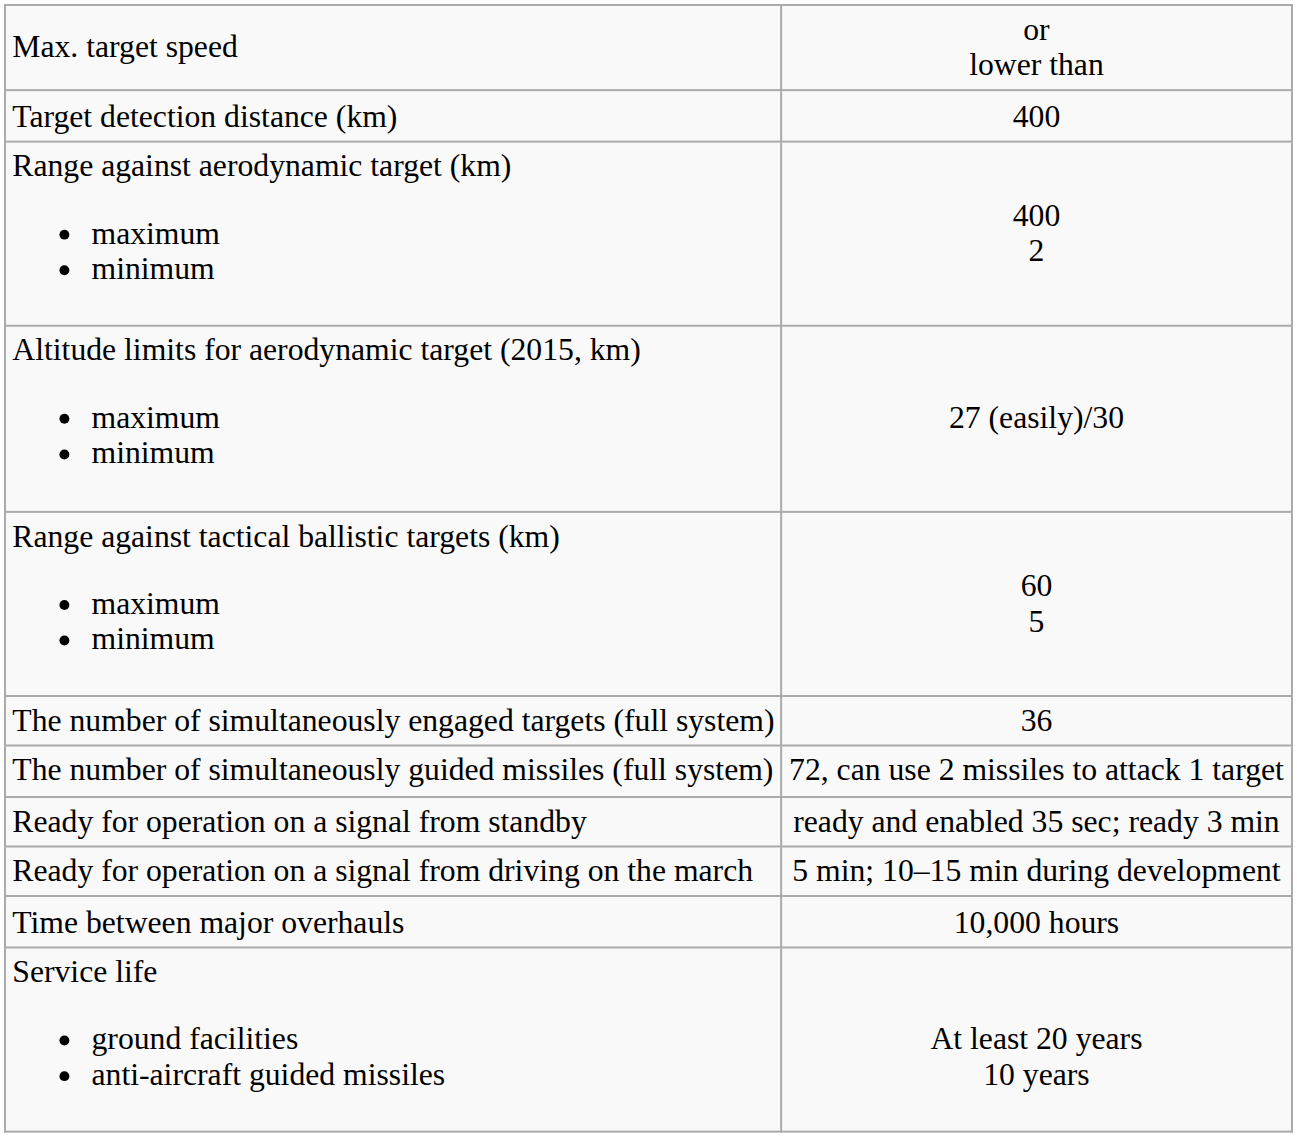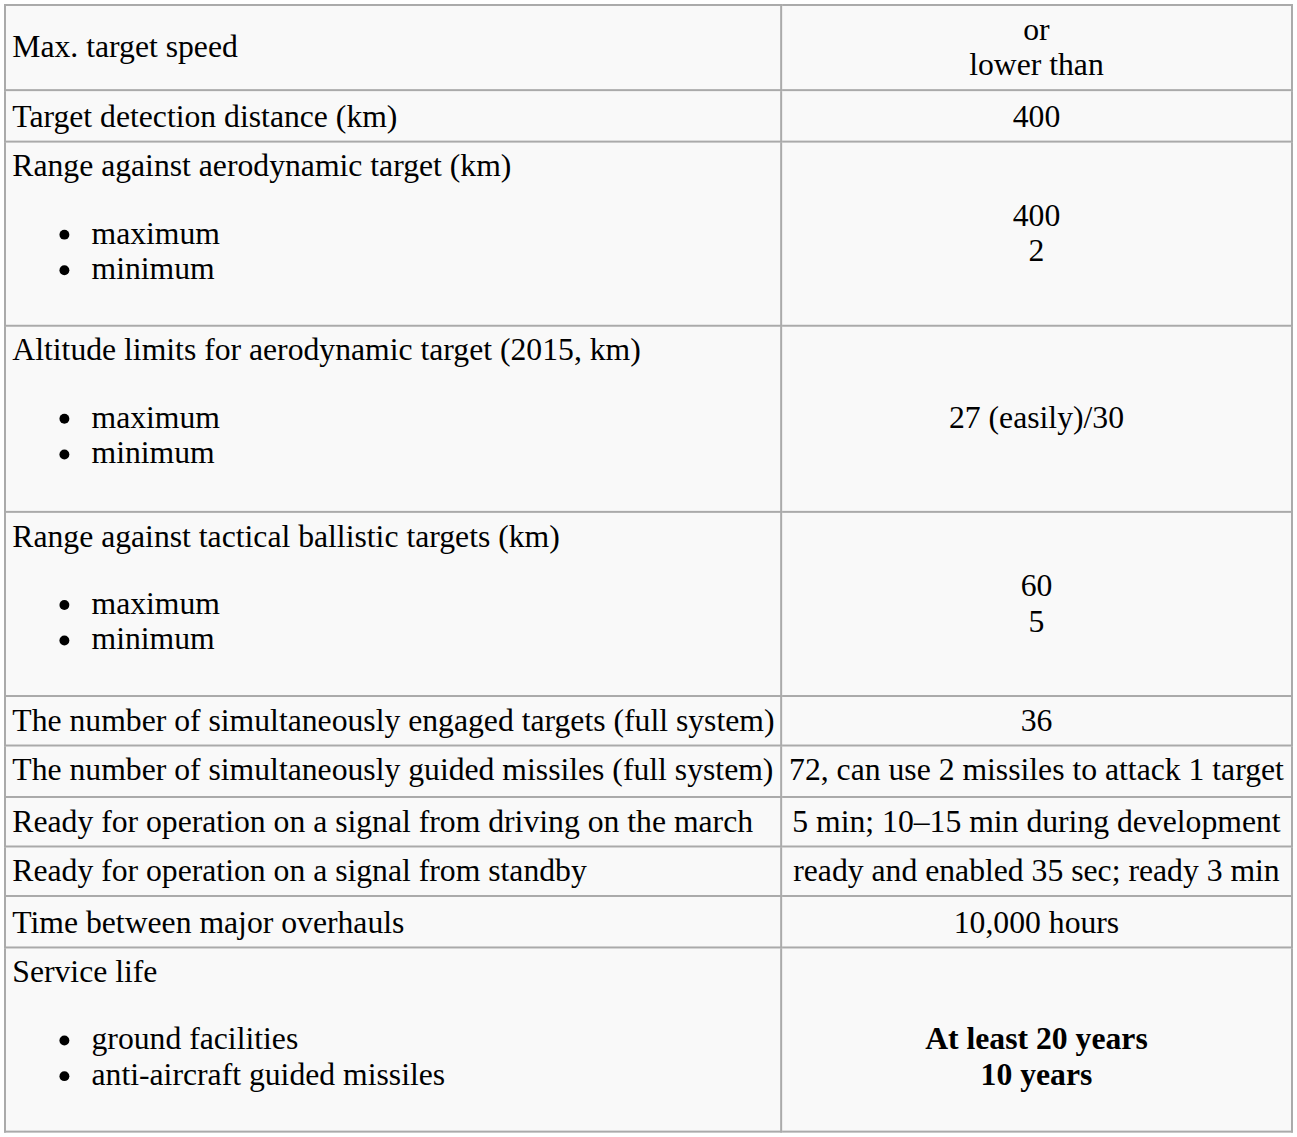rows swapped: (383, 871) <-> (300, 820)
(1036, 1056) normal -> (1036, 1056) bold
